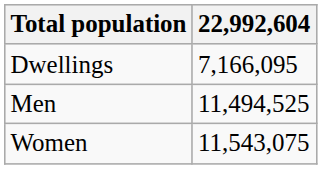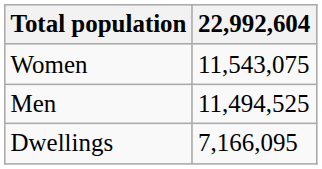rows swapped: (62, 63) <-> (49, 143)
